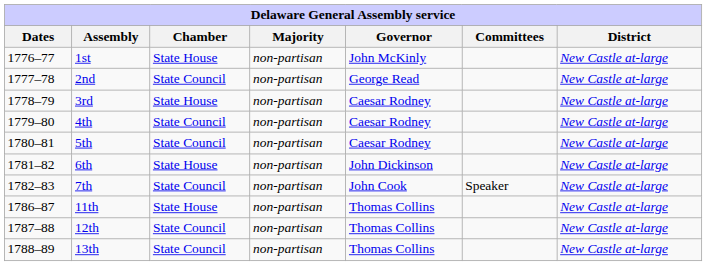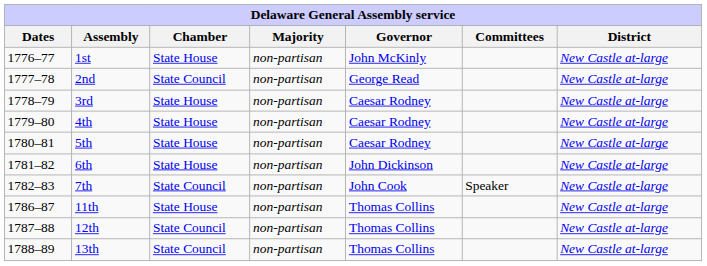(189, 121) State Council -> (185, 121) State House
(189, 143) State Council -> (185, 143) State House
